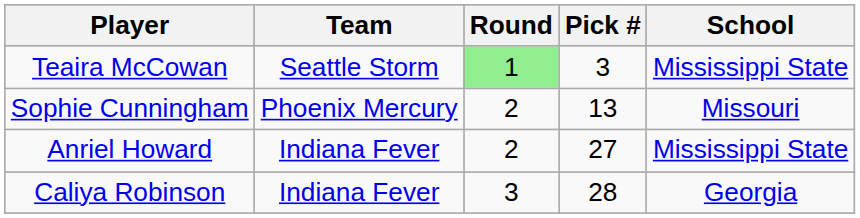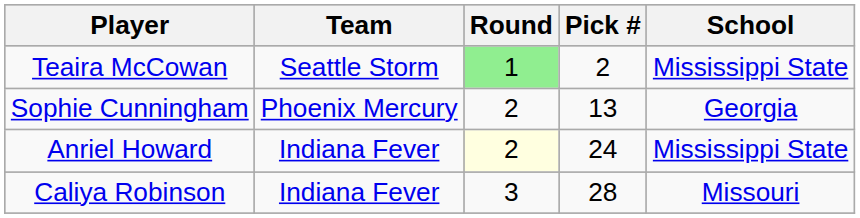(603, 66) 3 -> (603, 66) 2
(751, 108) Missouri -> (751, 108) Georgia
(511, 150) no background -> (511, 150) lightyellow background
(603, 150) 27 -> (603, 150) 24
(751, 191) Georgia -> (751, 191) Missouri
